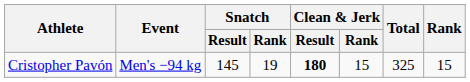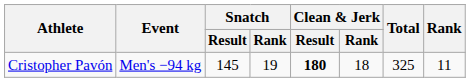(362, 65) 15 -> (362, 65) 18
(444, 65) 15 -> (444, 65) 11
